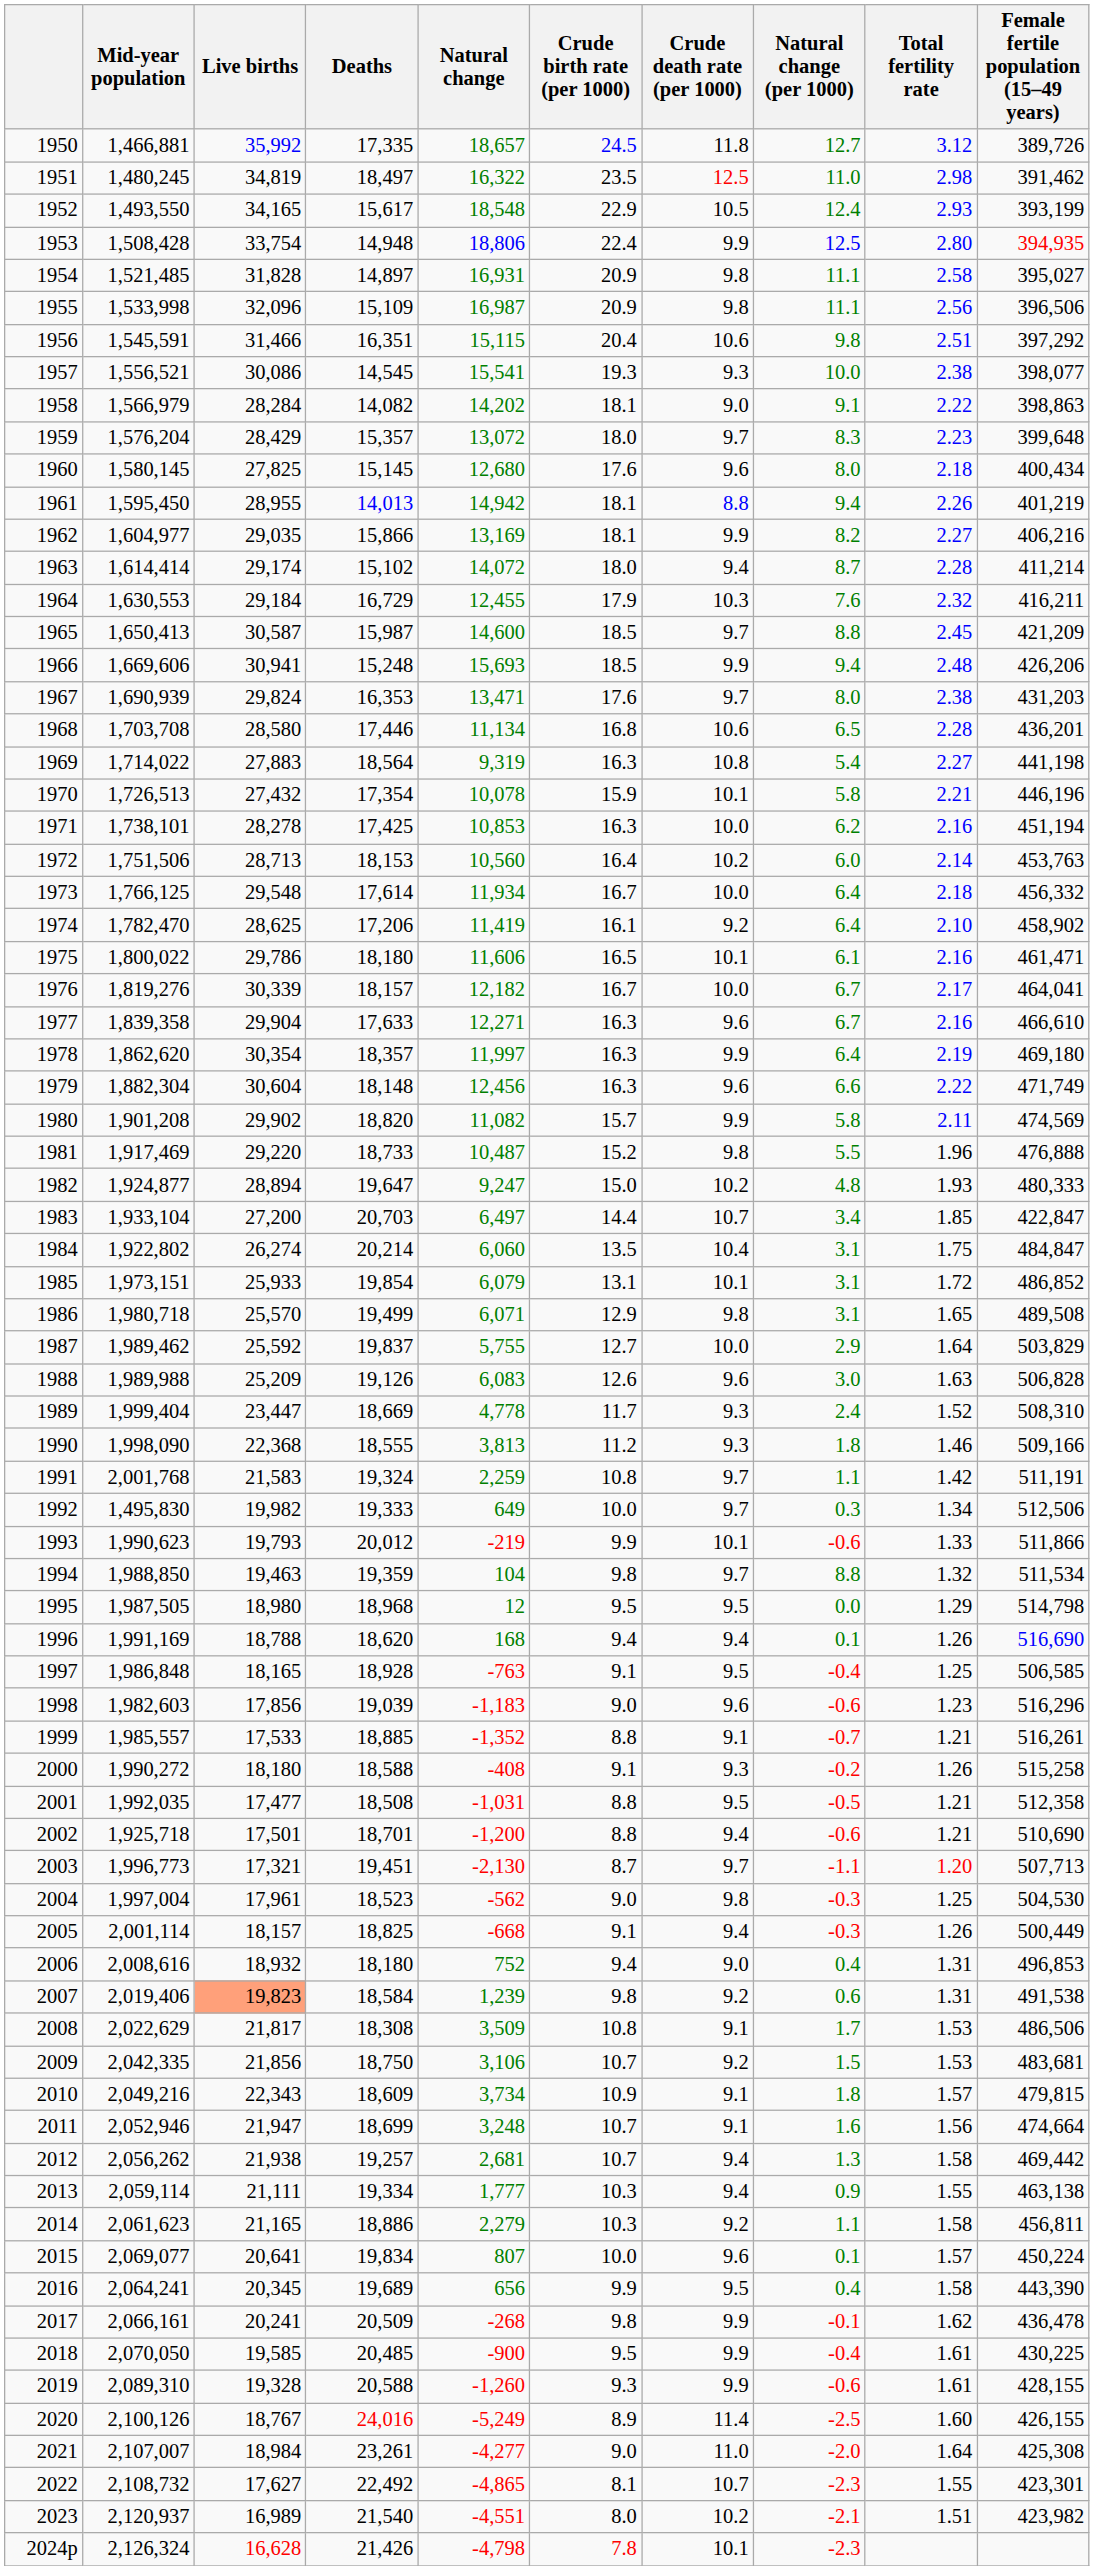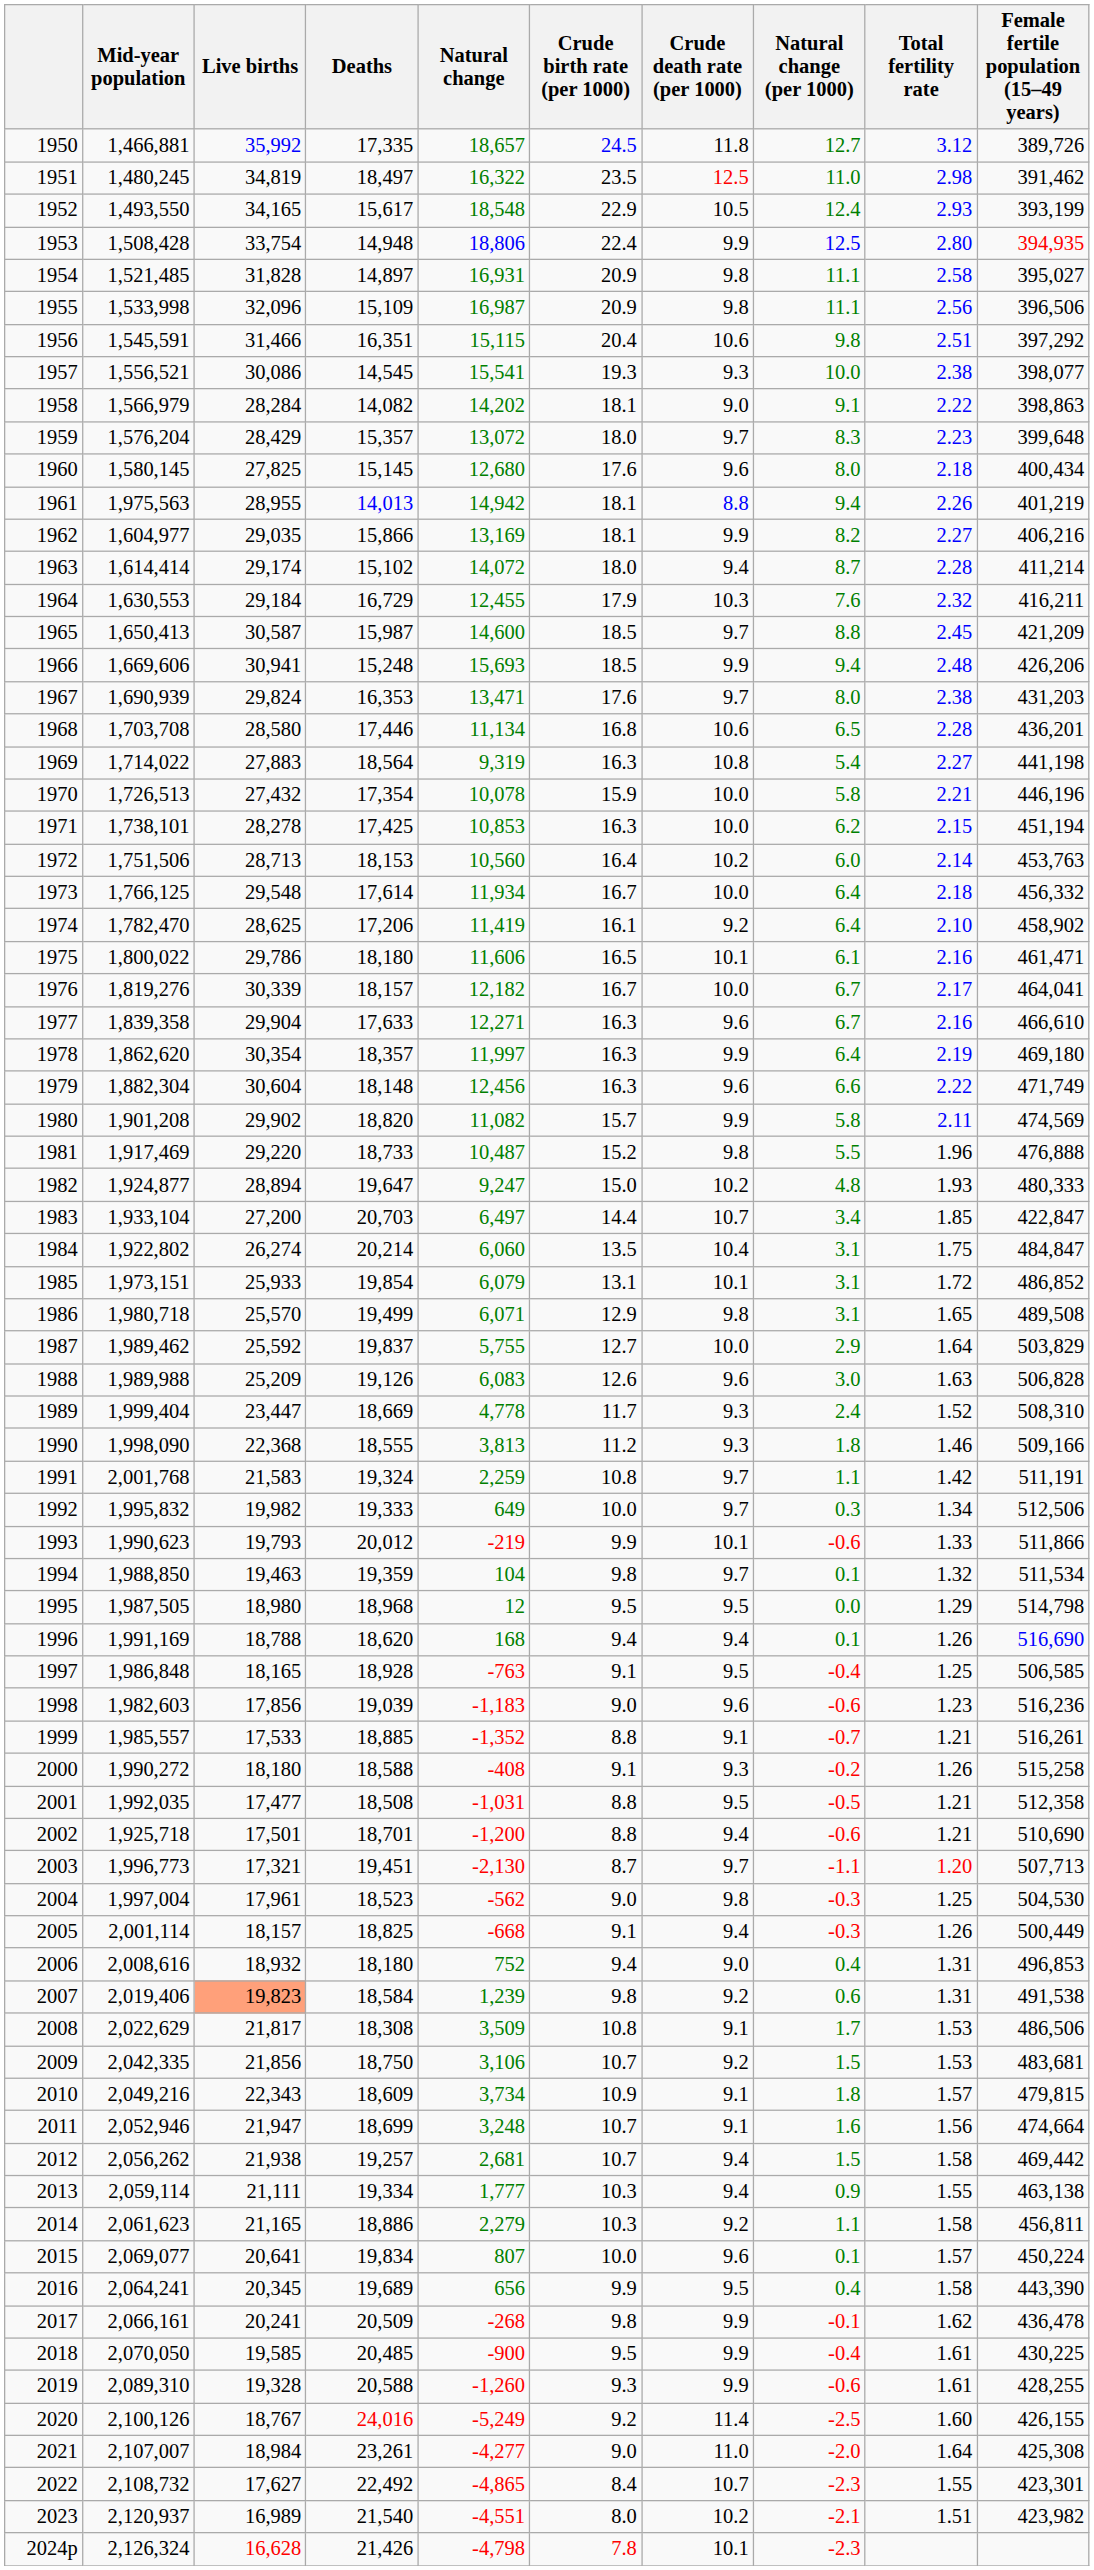(148, 502) 1,595,450 -> (148, 502) 1,975,563
(731, 794) 10.1 -> (731, 794) 10.0
(954, 827) 2.16 -> (954, 827) 2.15
(148, 1509) 1,495,830 -> (148, 1509) 1,995,832
(848, 1574) 8.8 -> (848, 1574) 0.1
(1051, 1704) 516,296 -> (1051, 1704) 516,236
(848, 2159) 1.3 -> (848, 2159) 1.5
(1051, 2386) 428,155 -> (1051, 2386) 428,255
(624, 2418) 8.9 -> (624, 2418) 9.2
(624, 2483) 8.1 -> (624, 2483) 8.4
